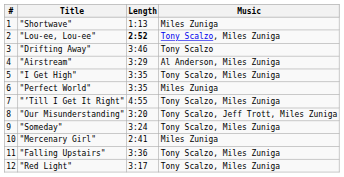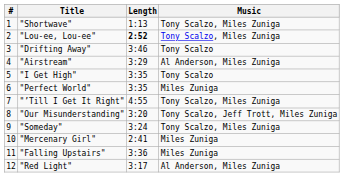(189, 24) Miles Zuniga -> (220, 24) Tony Scalzo, Miles Zuniga
(220, 75) Tony Scalzo, Miles Zuniga -> (187, 75) Tony Scalzo
(220, 153) Tony Scalzo, Miles Zuniga -> (189, 153) Miles Zuniga
(220, 166) Tony Scalzo, Miles Zuniga -> (220, 166) Al Anderson, Miles Zuniga
